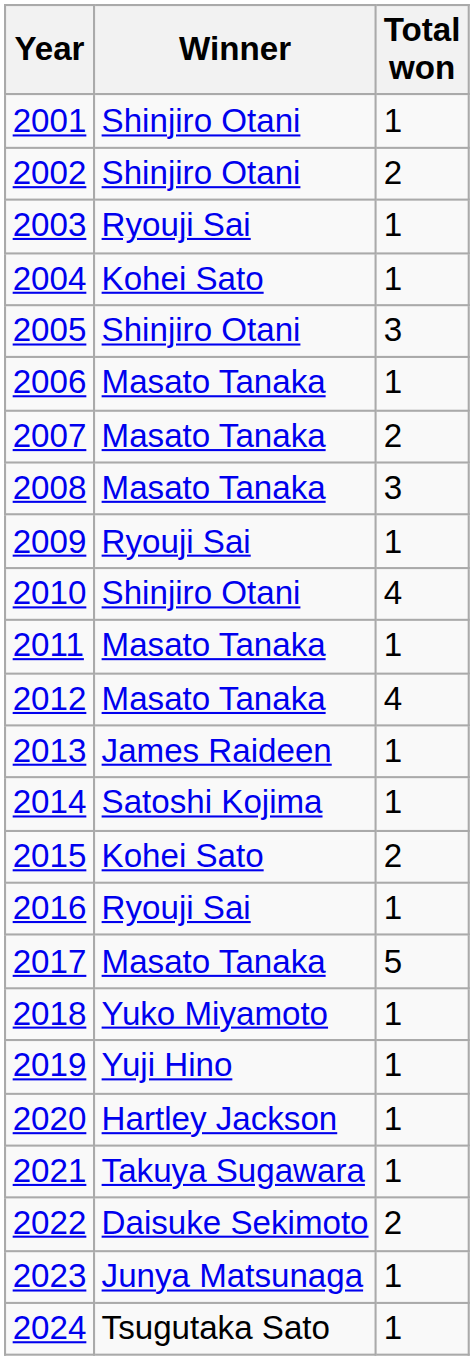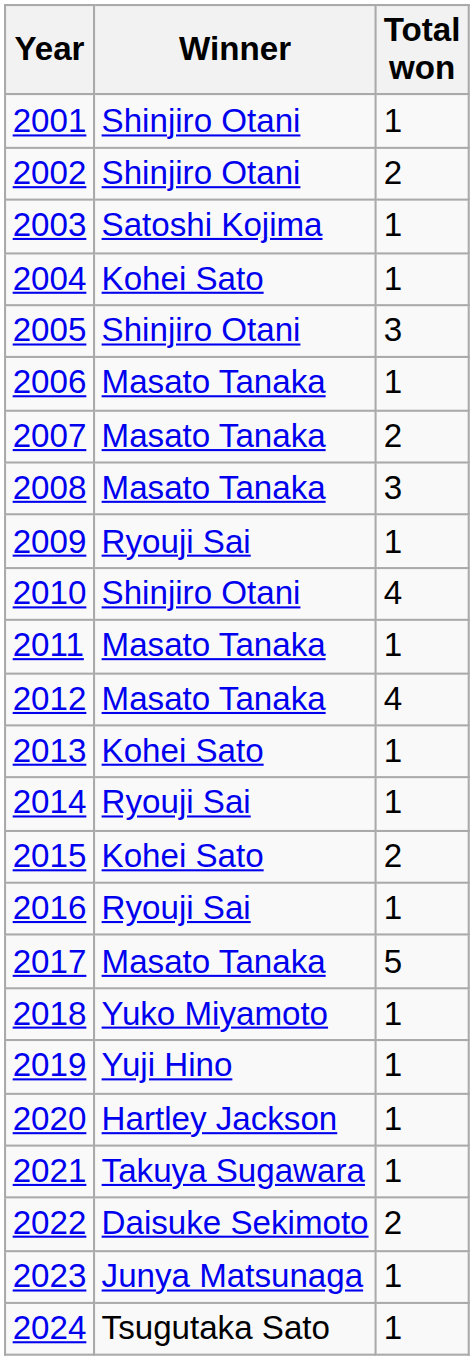(176, 225) Ryouji Sai -> (212, 225) Satoshi Kojima
(217, 750) James Raideen -> (183, 750) Kohei Sato
(212, 803) Satoshi Kojima -> (176, 803) Ryouji Sai
